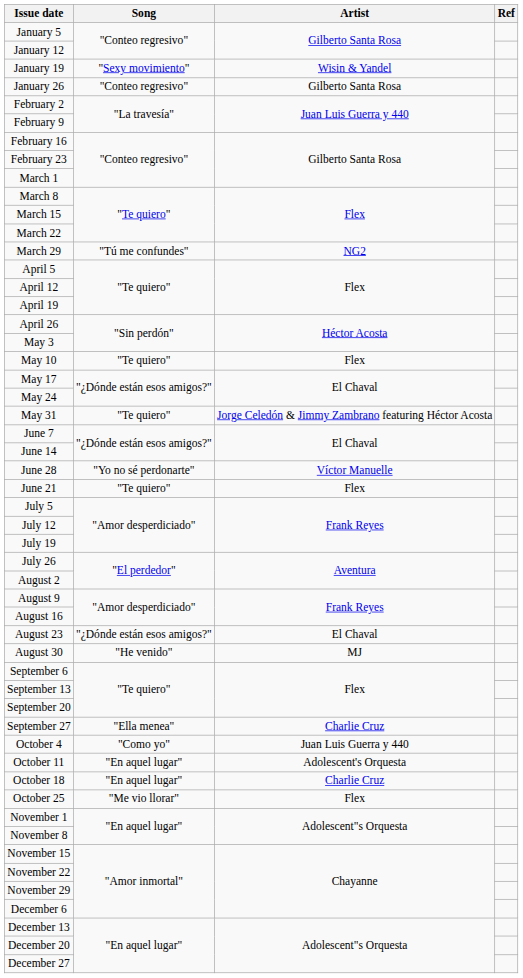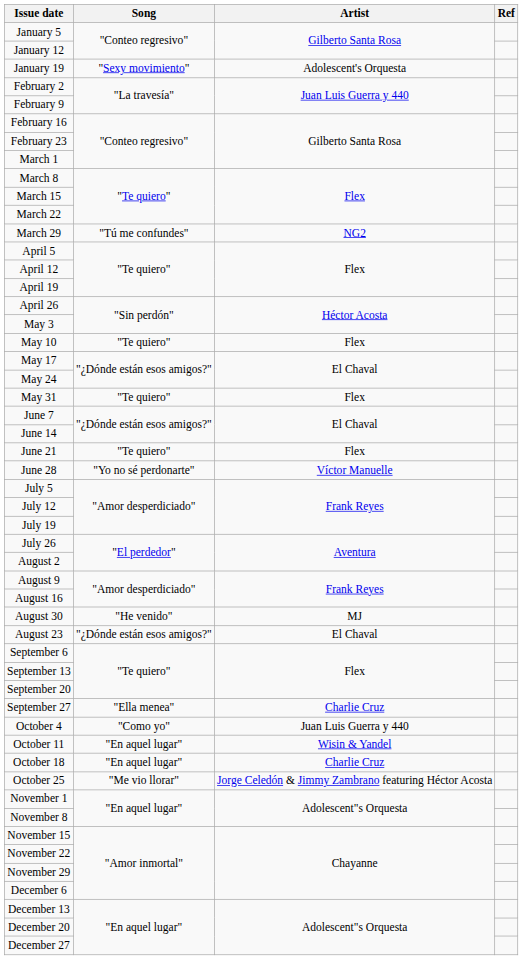(355, 68) Wisin & Yandel -> (355, 68) Adolescent's Orquesta
- row: (39, 86)
(355, 415) Jorge Celedón & Jimmy Zambrano featuring Héctor Acosta -> (355, 397) Flex
rows swapped: (39, 488) <-> (39, 470)
rows swapped: (39, 634) <-> (39, 653)
(355, 762) Adolescent's Orquesta -> (355, 744) Wisin & Yandel
(355, 799) Flex -> (355, 780) Jorge Celedón & Jimmy Zambrano featuring Héctor Acosta
